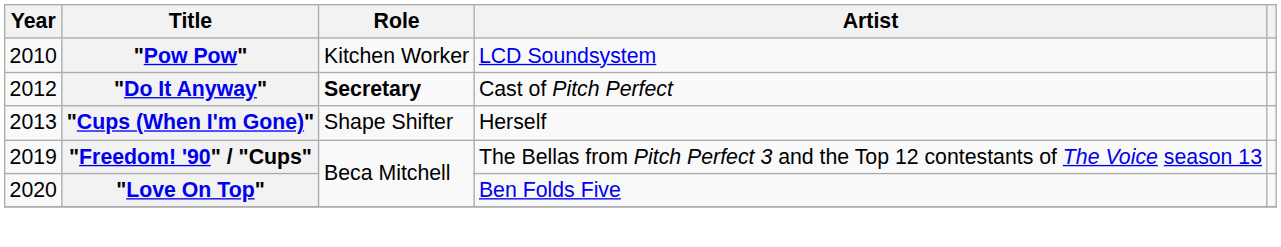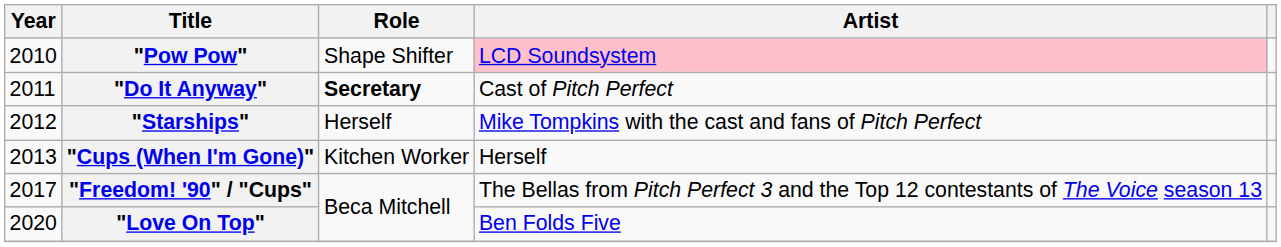(397, 55) Kitchen Worker -> (389, 55) Shape Shifter
(568, 55) no background -> (568, 55) pink background
(33, 88) 2012 -> (32, 88) 2011
+ row: (190, 122)
(389, 122) Shape Shifter -> (397, 156) Kitchen Worker
(33, 156) 2019 -> (33, 190) 2017
